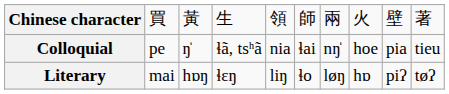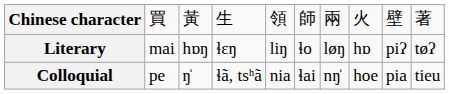rows swapped: (75, 48) <-> (75, 75)
